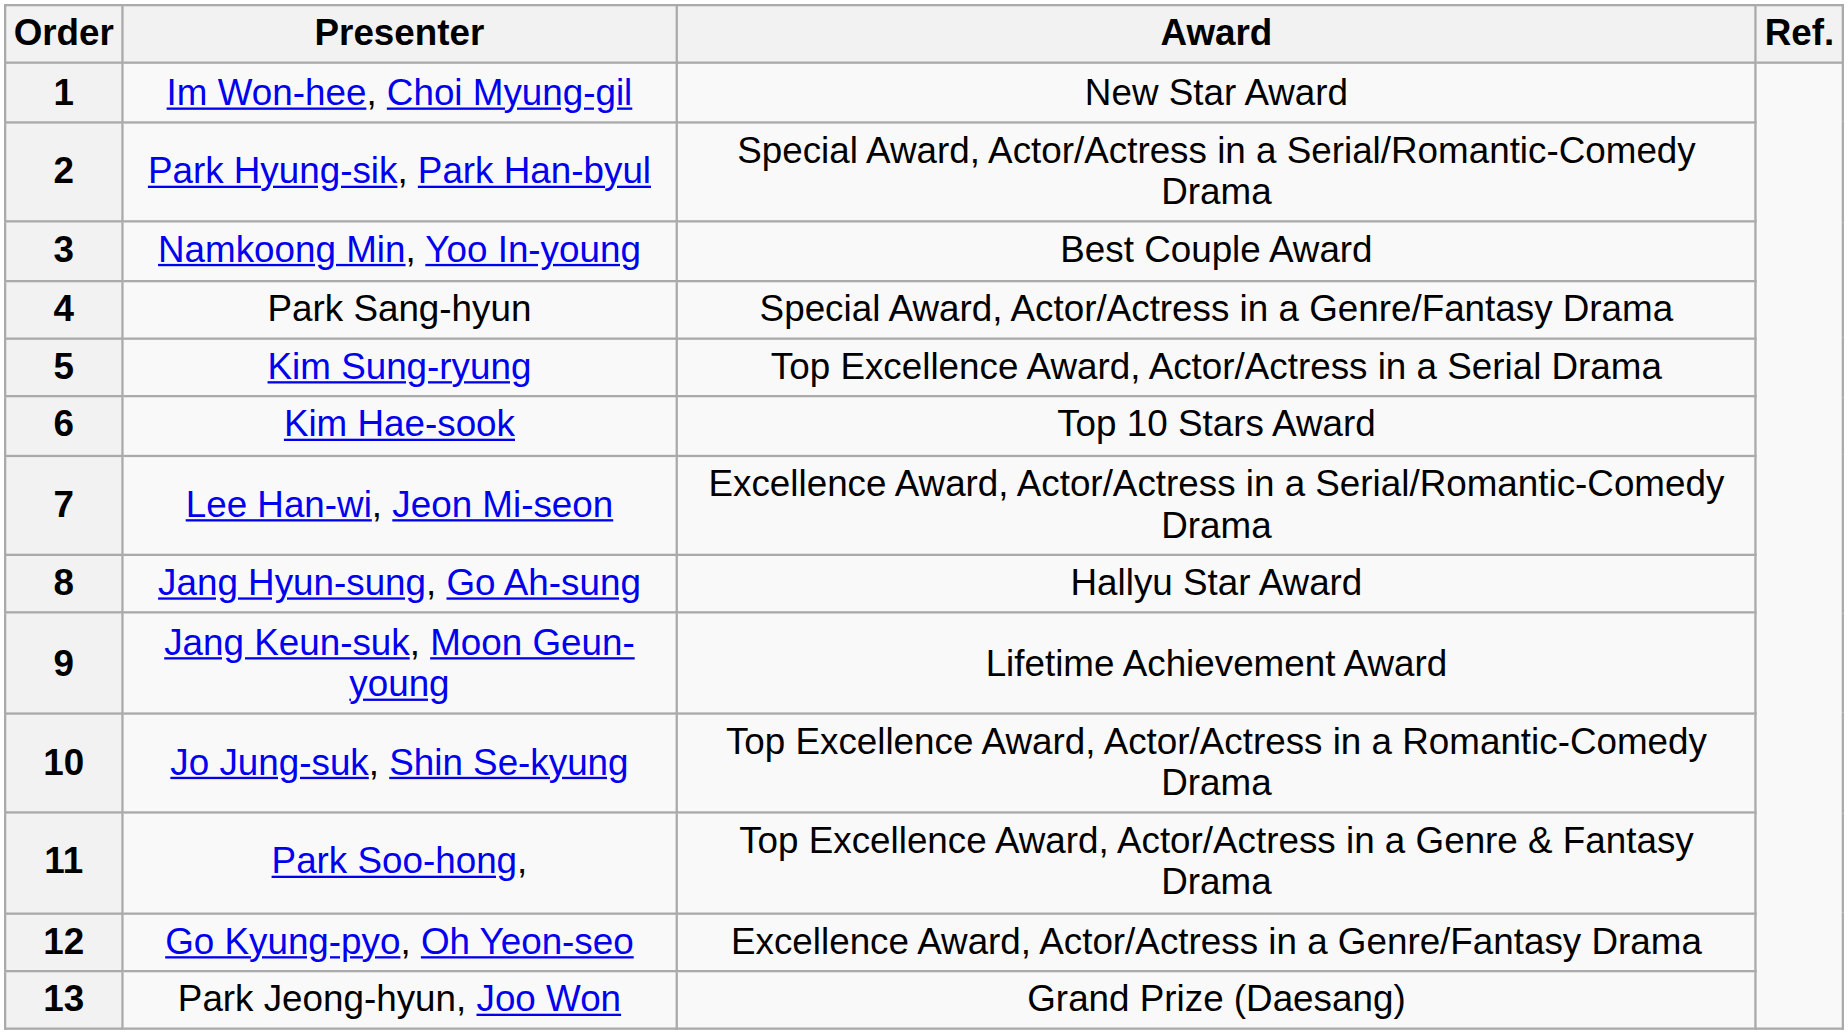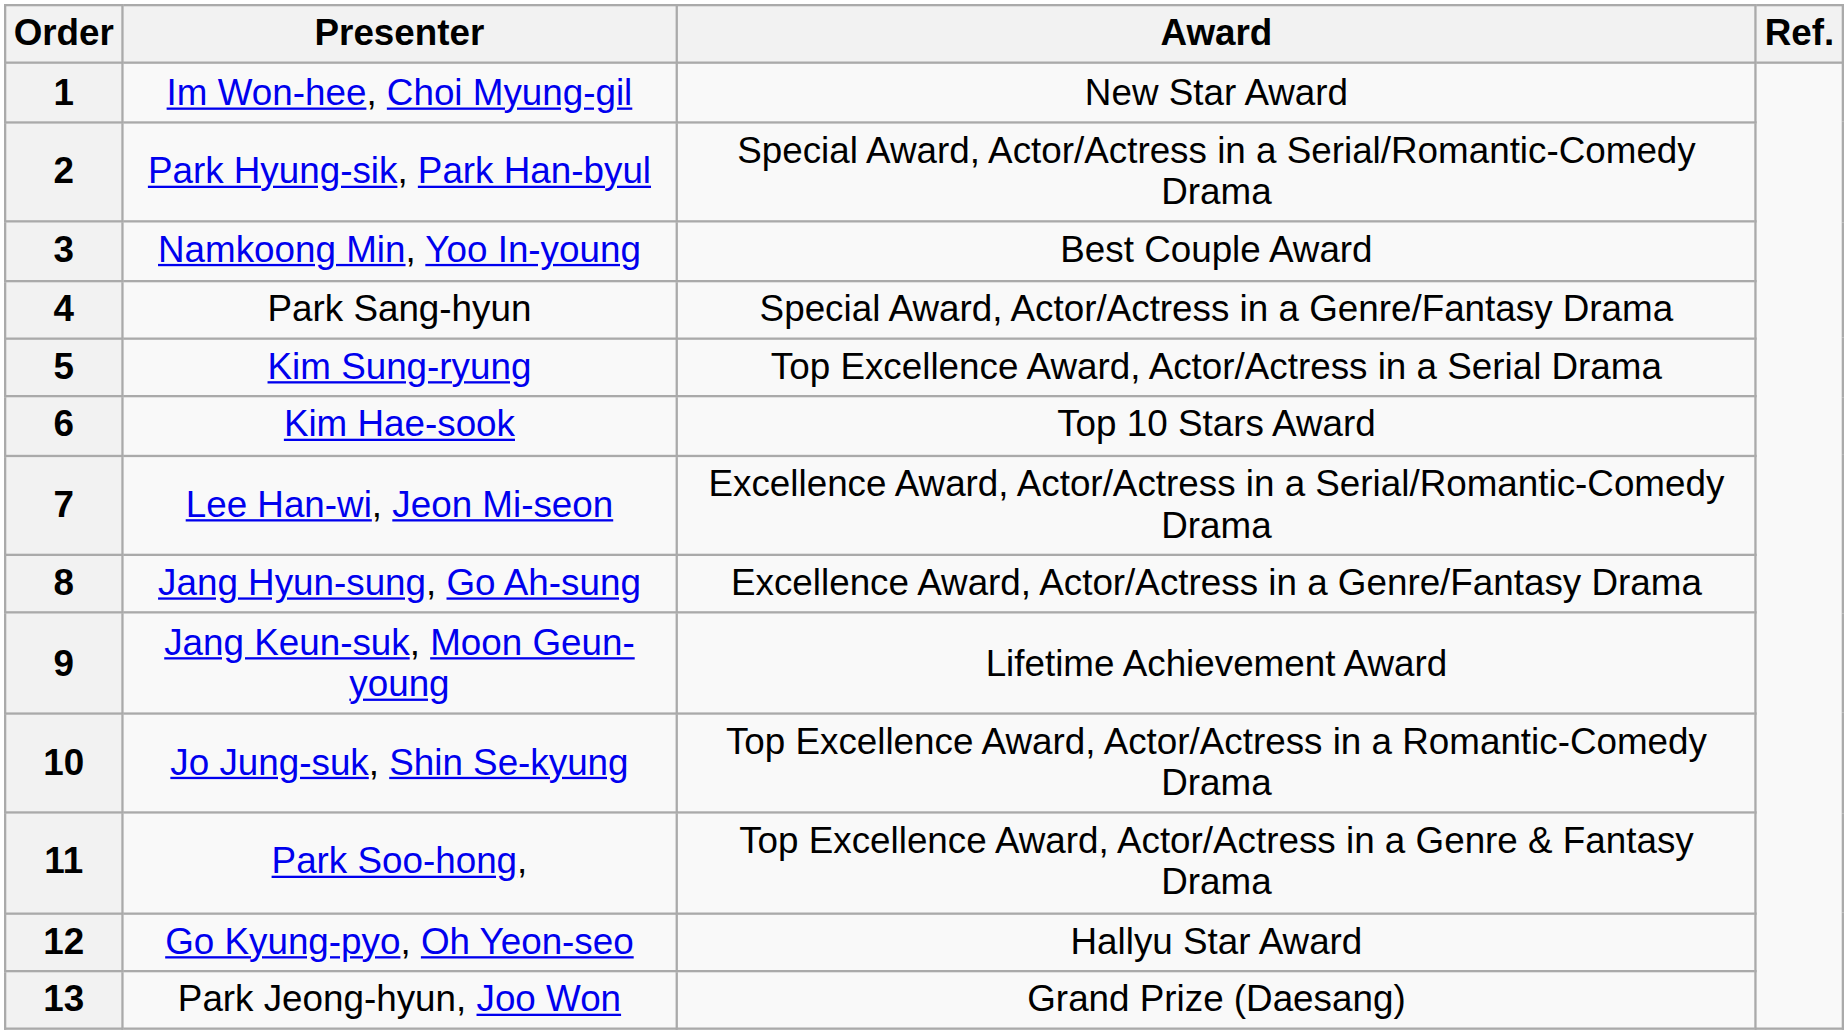(1216, 583) Hallyu Star Award -> (1216, 583) Excellence Award, Actor/Actress in a Genre/Fantasy Drama
(1216, 941) Excellence Award, Actor/Actress in a Genre/Fantasy Drama -> (1216, 941) Hallyu Star Award
